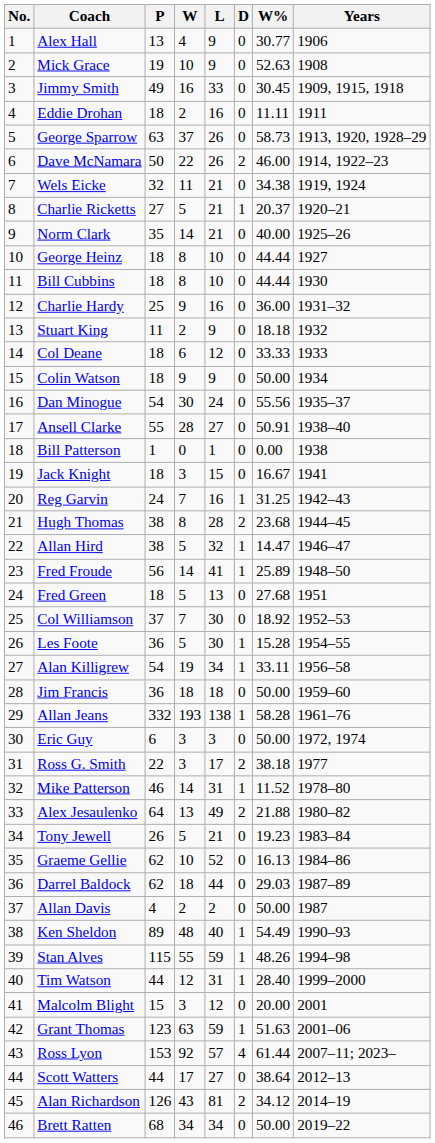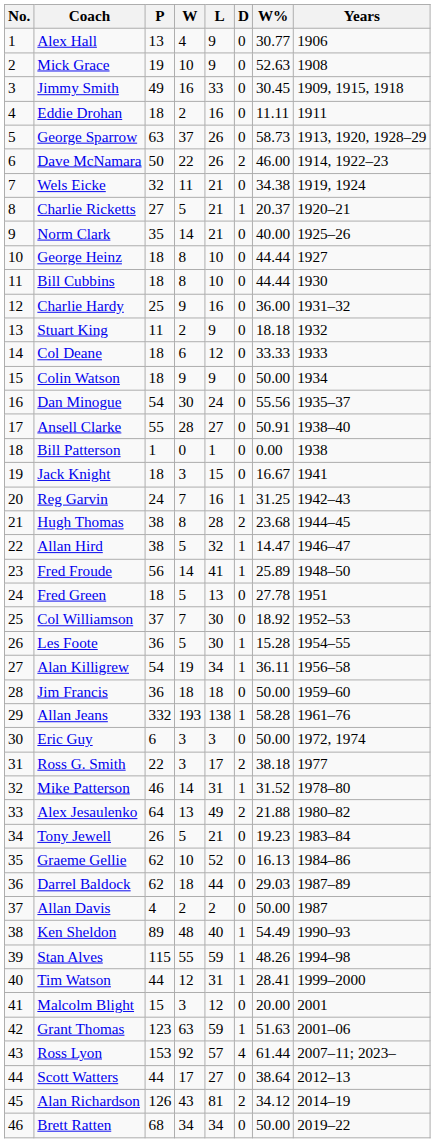(273, 595) 27.68 -> (273, 595) 27.78
(273, 667) 33.11 -> (273, 667) 36.11
(273, 787) 11.52 -> (273, 787) 31.52
(273, 980) 28.40 -> (273, 980) 28.41
